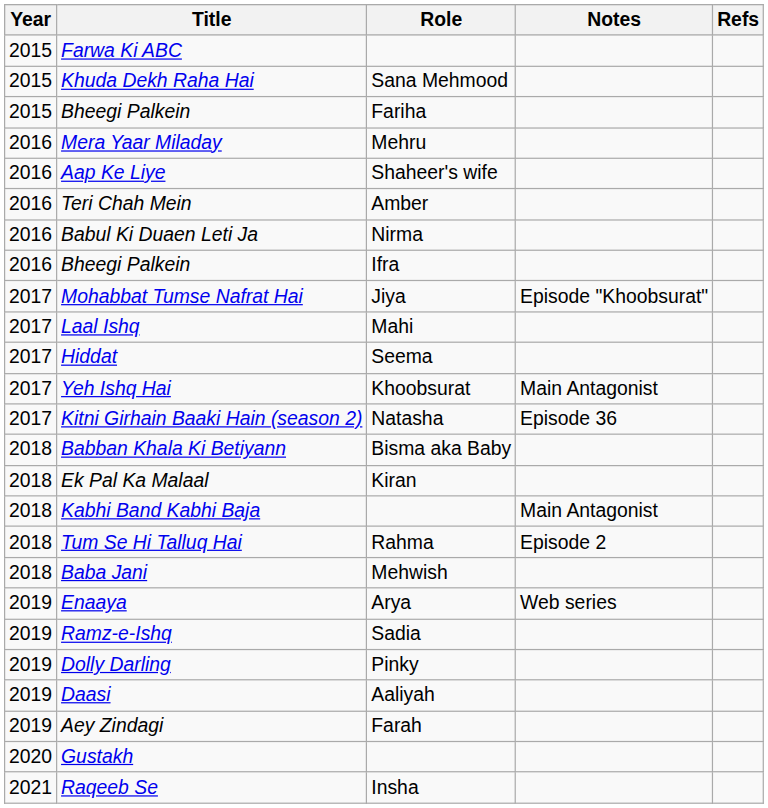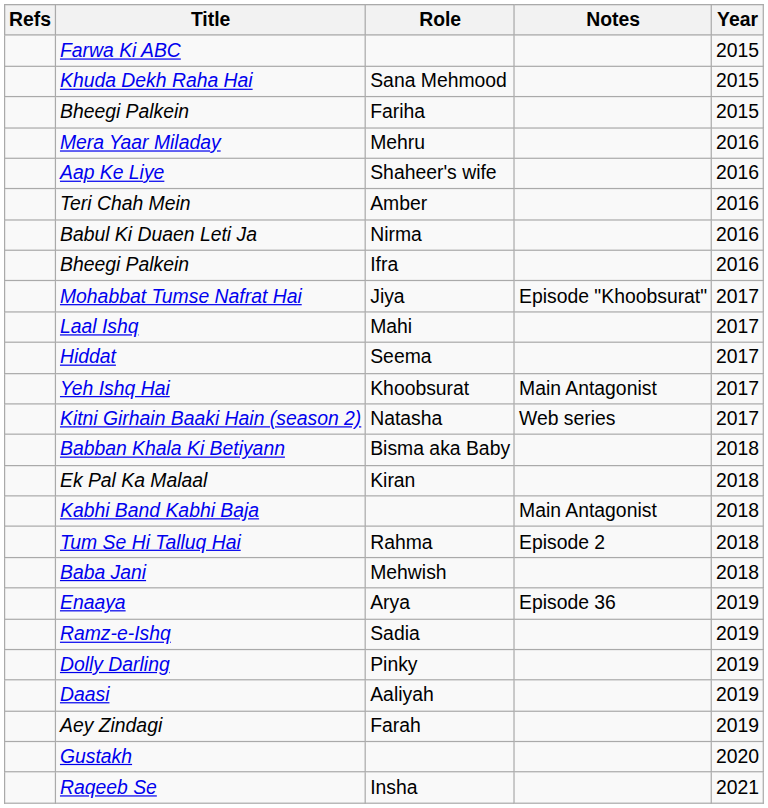columns swapped: (31, 19) <-> (738, 19)
(569, 419) Episode 36 -> (567, 419) Web series
(568, 603) Web series -> (567, 603) Episode 36
